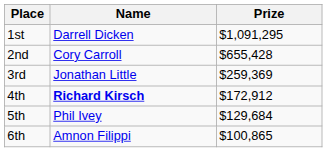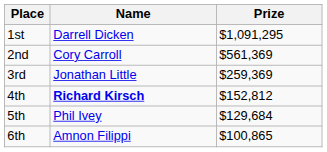(246, 55) $655,428 -> (246, 55) $561,369
(246, 95) $172,912 -> (246, 95) $152,812
